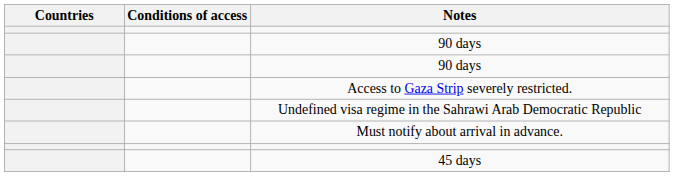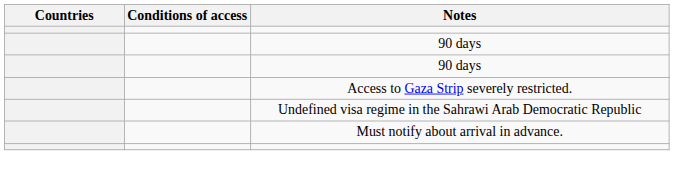- row: (64, 161)
